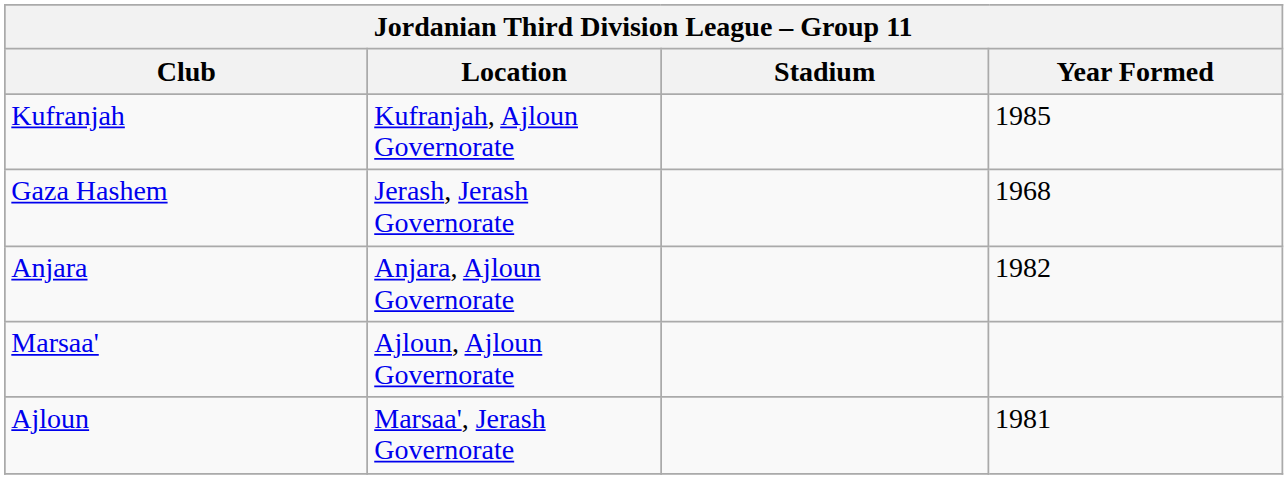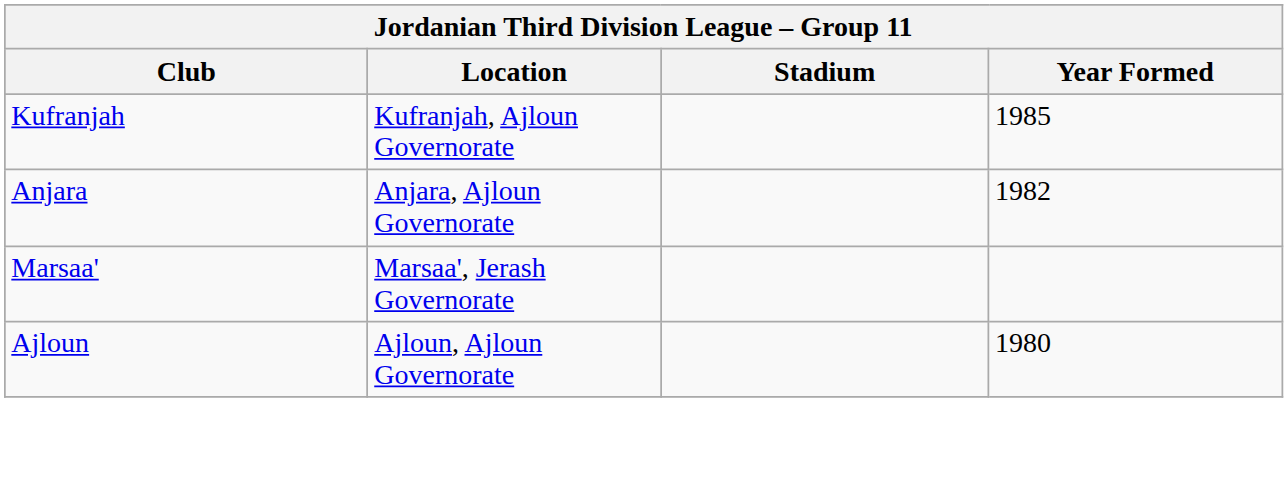- row: (89, 191)
(458, 358) Ajloun, Ajloun Governorate -> (460, 283) Marsaa', Jerash Governorate
(460, 434) Marsaa', Jerash Governorate -> (458, 358) Ajloun, Ajloun Governorate
(1023, 419) 1981 -> (1023, 343) 1980
